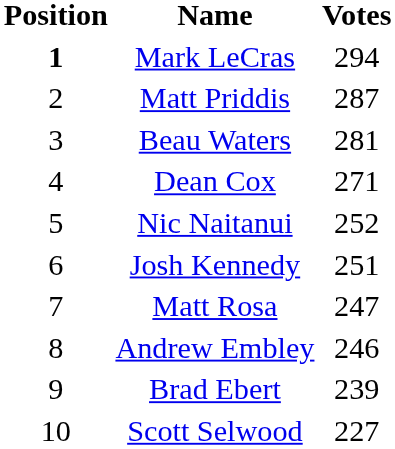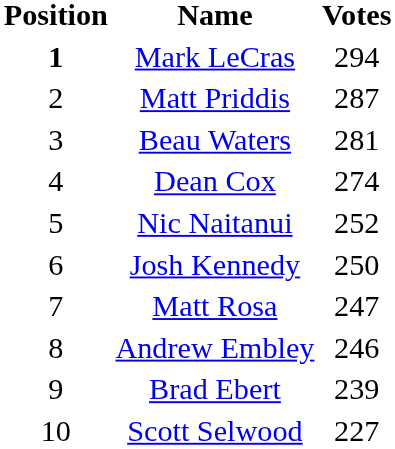(357, 181) 271 -> (357, 181) 274
(357, 264) 251 -> (357, 264) 250
